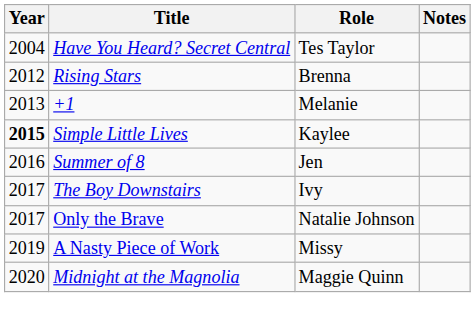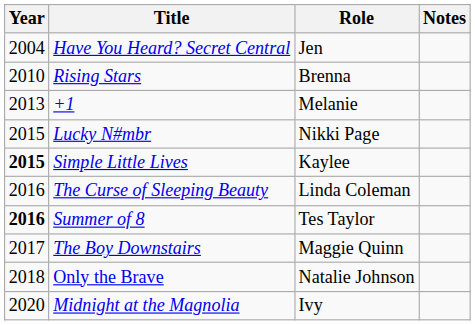(337, 47) Tes Taylor -> (311, 47) Jen
(27, 76) 2012 -> (27, 76) 2010
+ row: (102, 133)
+ row: (161, 190)
(27, 162) normal -> (27, 219) bold
(311, 162) Jen -> (337, 219) Tes Taylor
(311, 190) Ivy -> (351, 248) Maggie Quinn
(27, 219) 2017 -> (27, 276) 2018
- row: (136, 248)
(351, 276) Maggie Quinn -> (311, 305) Ivy
